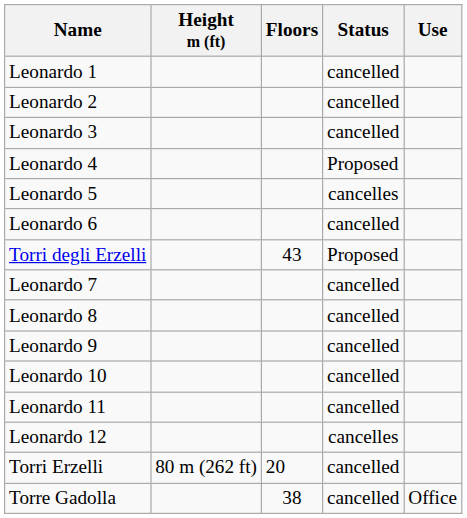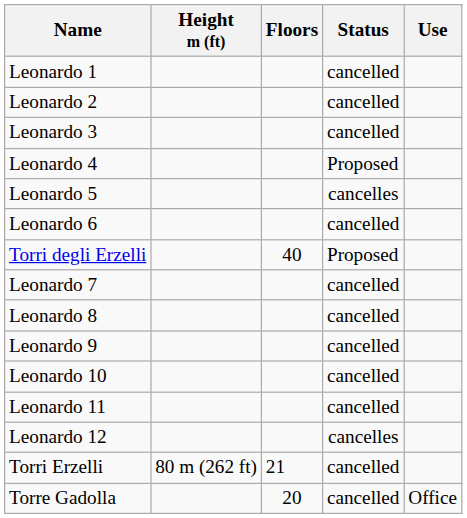(292, 254) 43 -> (292, 254) 40
(275, 467) 20 -> (275, 467) 21
(292, 498) 38 -> (292, 498) 20
